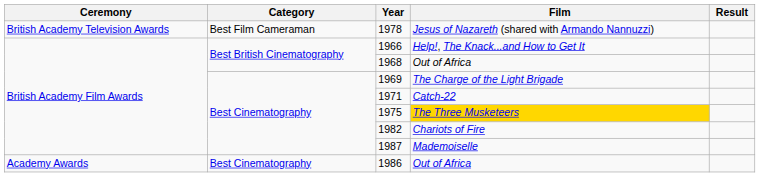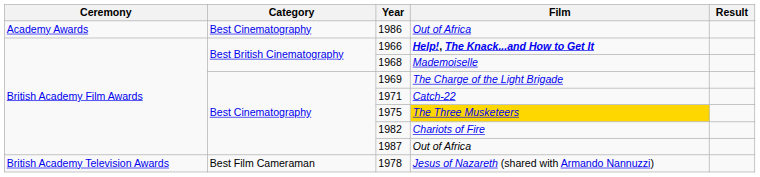rows swapped: (390, 163) <-> (390, 29)
(499, 46) normal -> (503, 46) bold
(442, 63) Out of Africa -> (445, 63) Mademoiselle
(445, 146) Mademoiselle -> (442, 146) Out of Africa
